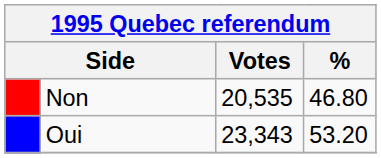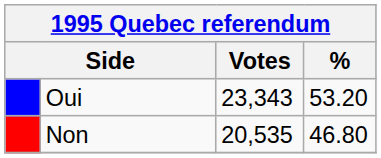rows swapped: (64, 135) <-> (67, 98)
